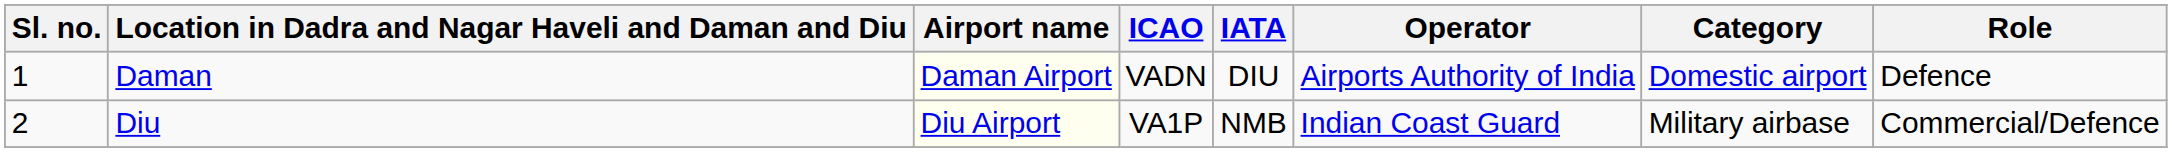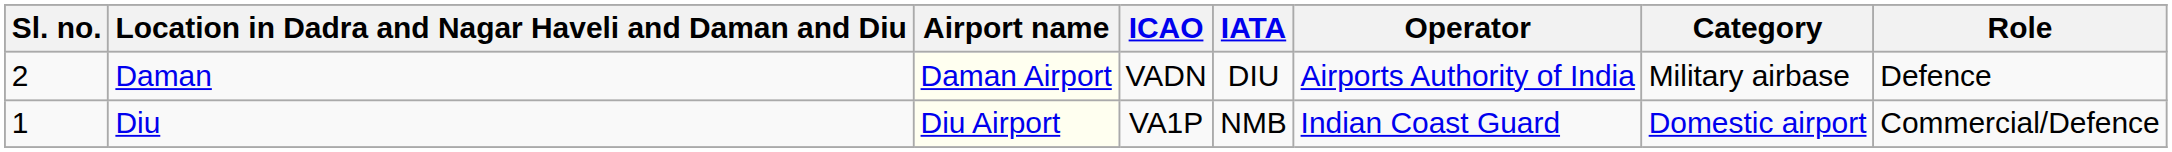(20, 75) 1 -> (20, 75) 2
(1758, 75) Domestic airport -> (1749, 75) Military airbase
(20, 123) 2 -> (20, 123) 1
(1749, 123) Military airbase -> (1758, 123) Domestic airport
